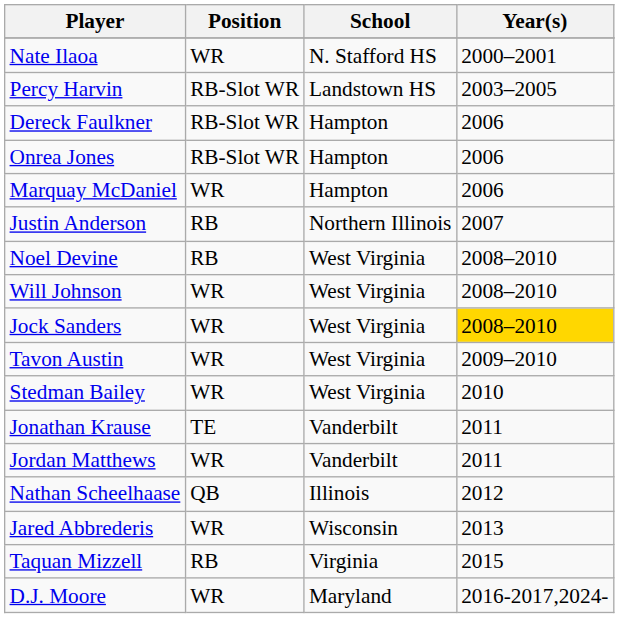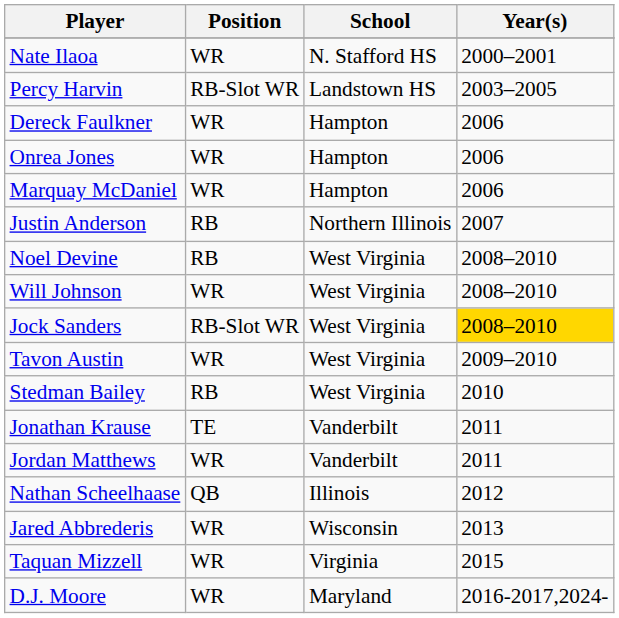(245, 122) RB-Slot WR -> (207, 122) WR
(245, 156) RB-Slot WR -> (207, 156) WR
(207, 325) WR -> (245, 325) RB-Slot WR
(207, 392) WR -> (204, 392) RB
(204, 561) RB -> (207, 561) WR
